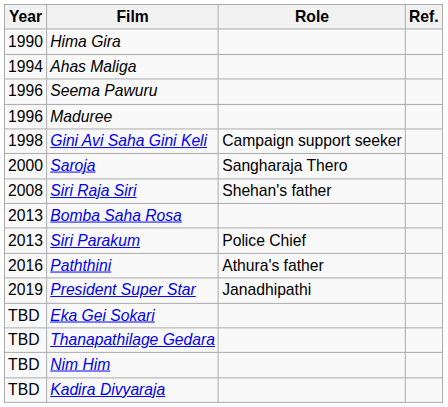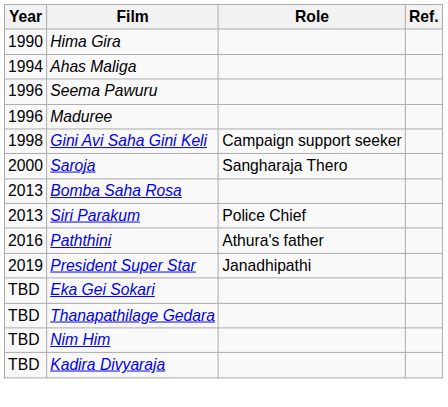- row: (93, 191)
